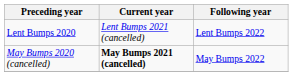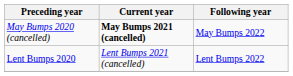rows swapped: (40, 58) <-> (41, 32)
